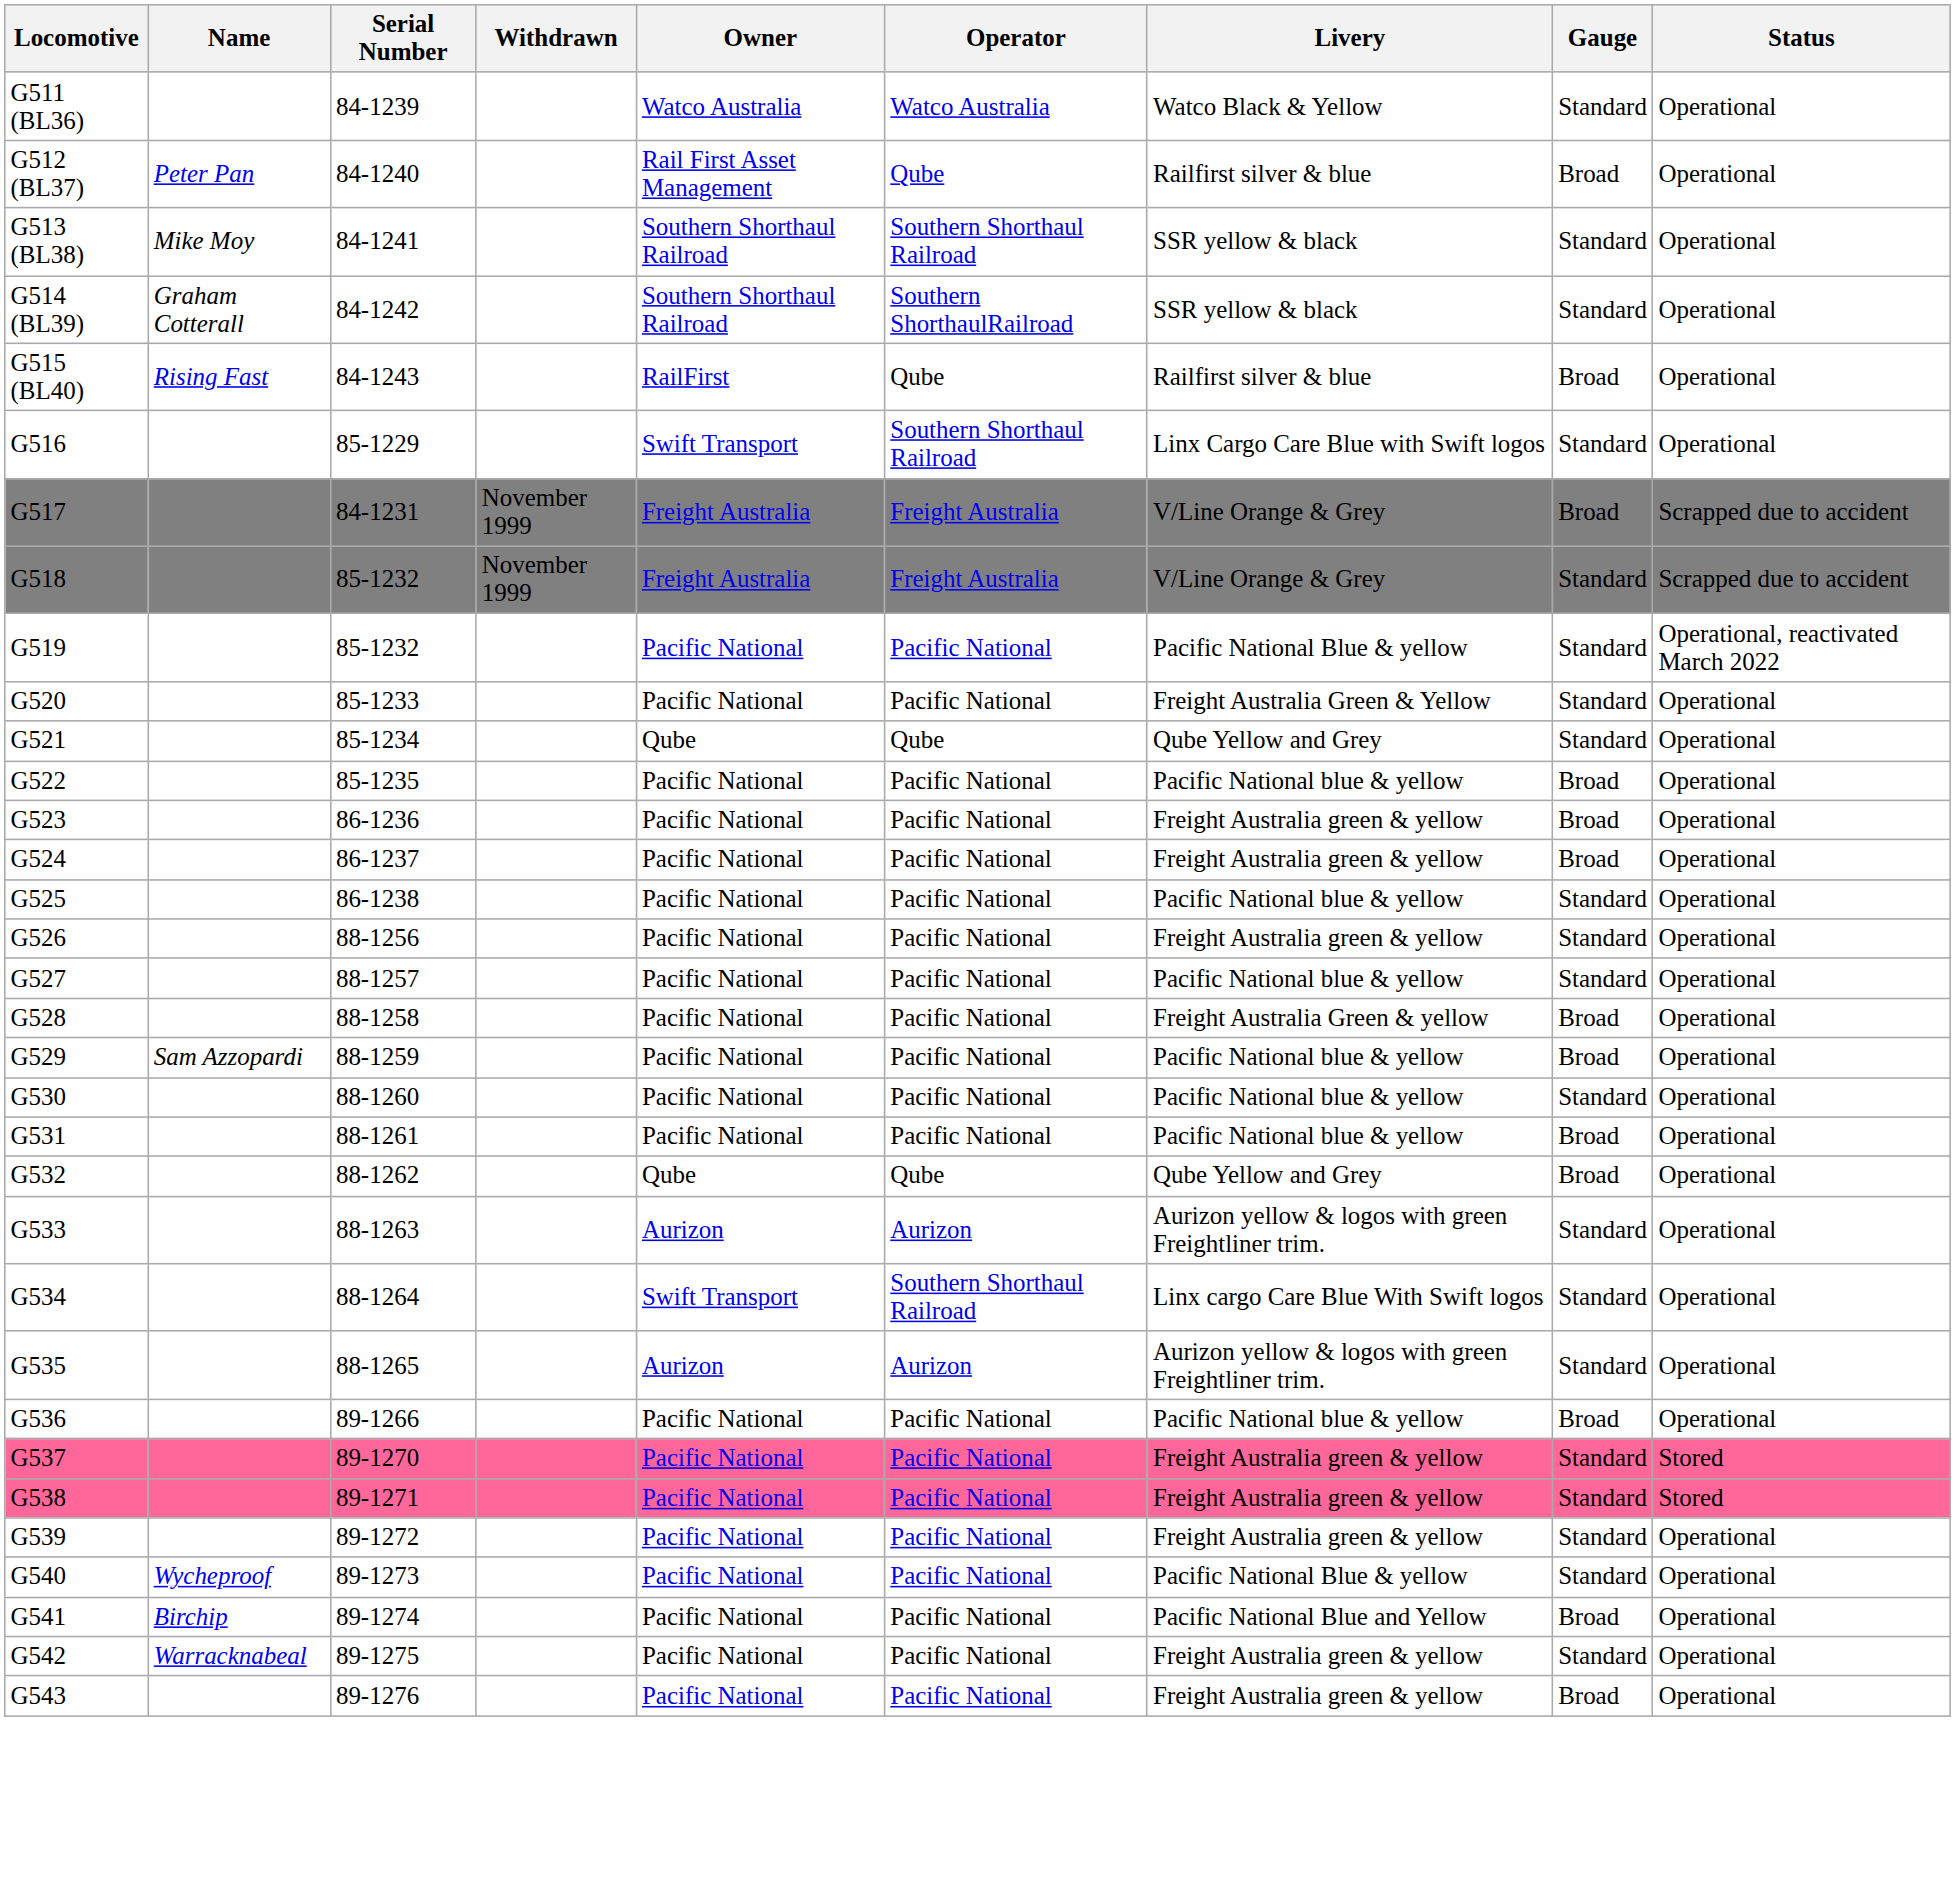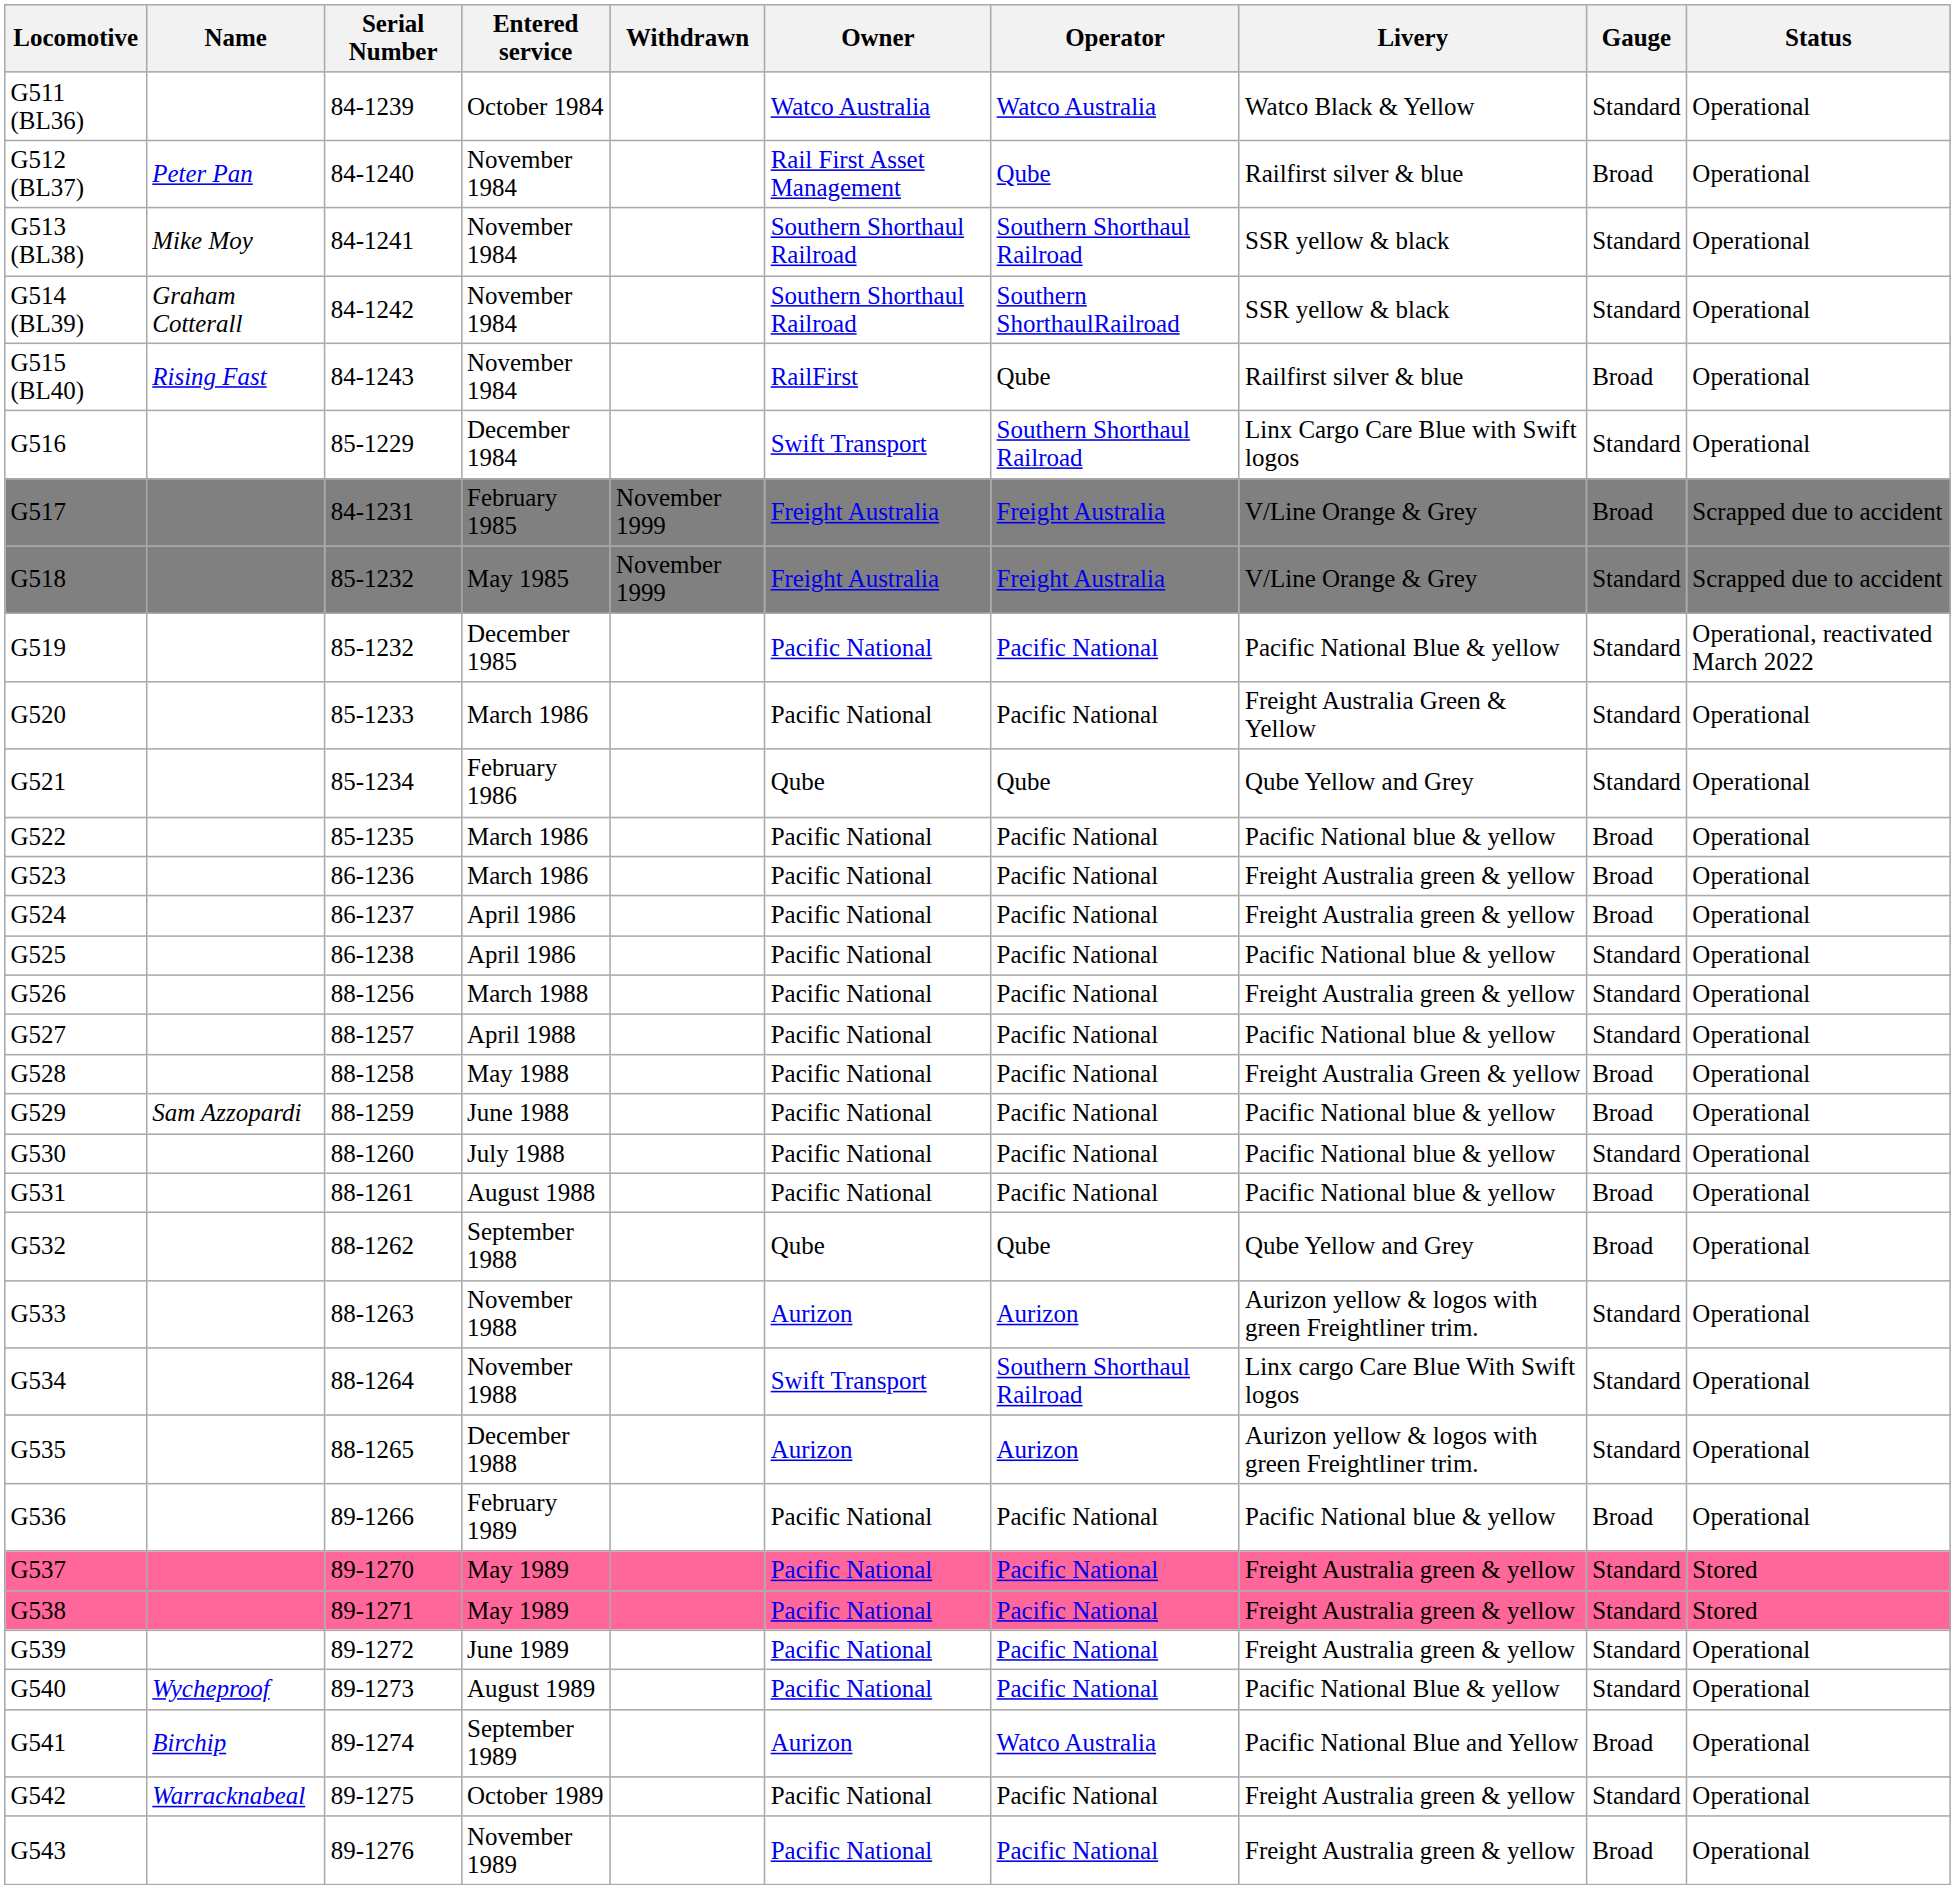+ column: (536, 38)
(723, 1616) Pacific National -> (812, 1742) Aurizon
(971, 1616) Pacific National -> (1076, 1742) Watco Australia
